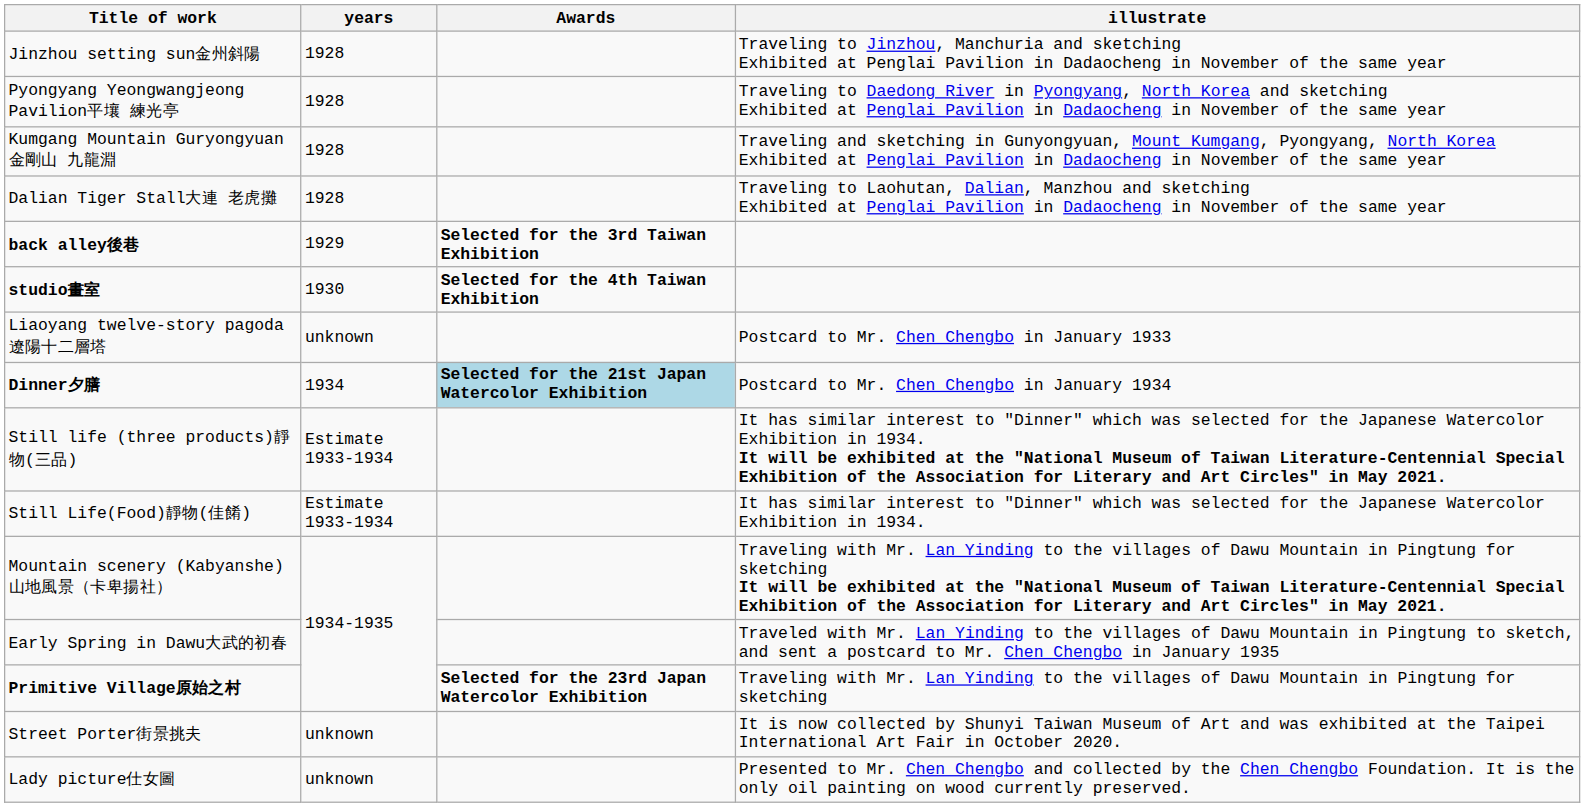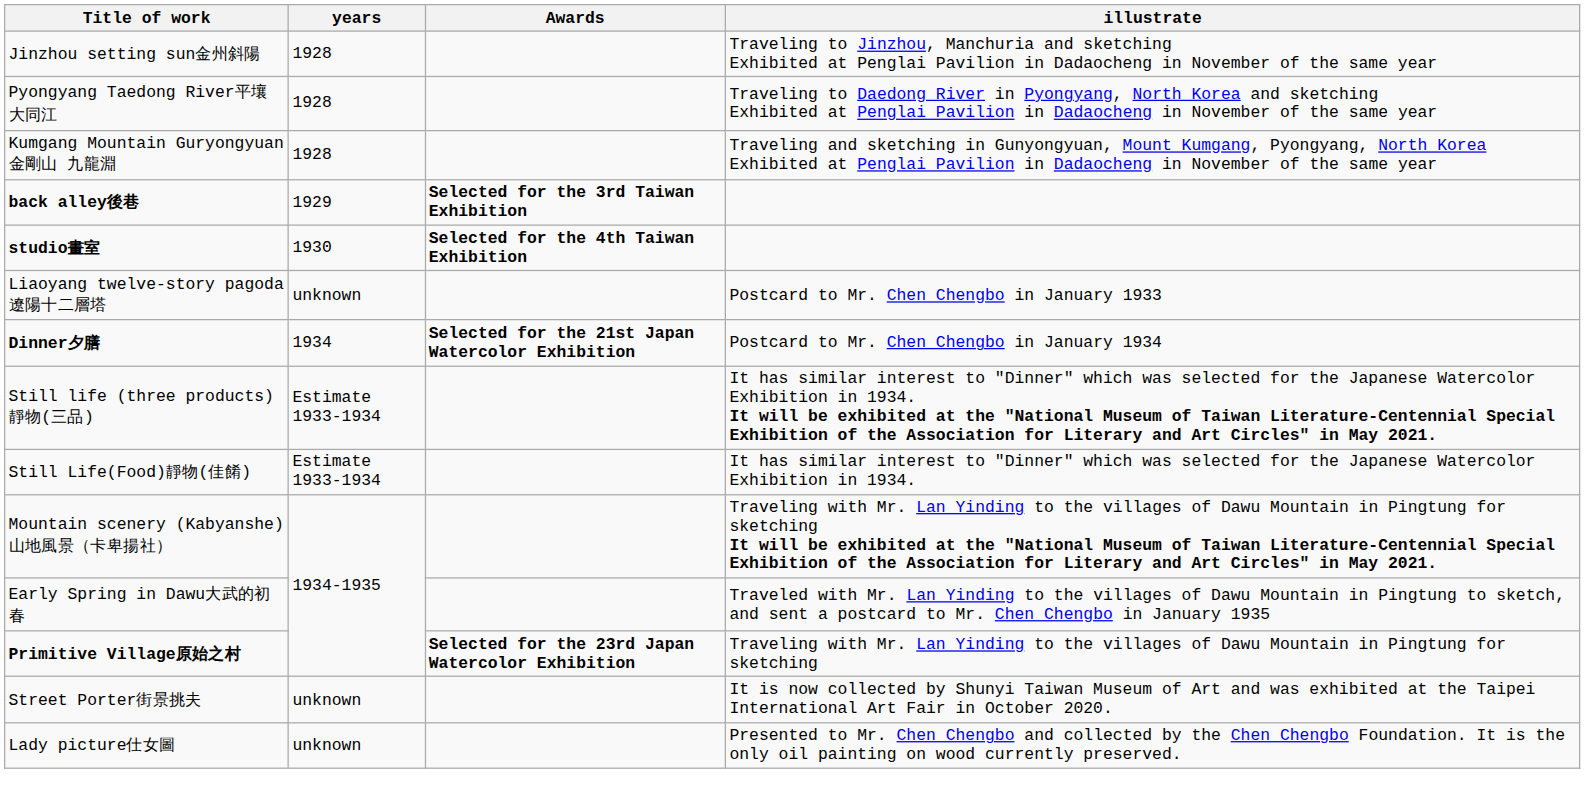+ row: (138, 104)
- row: (126, 101)
- row: (143, 199)
(573, 385) lightblue background -> (561, 343) no background
